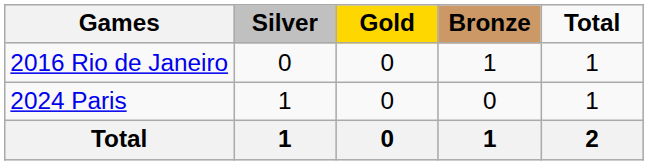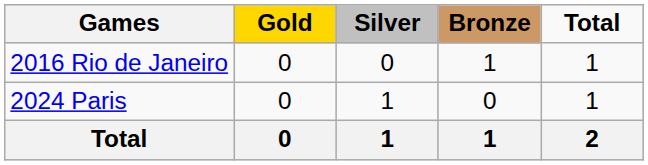columns swapped: (387, 23) <-> (285, 23)
